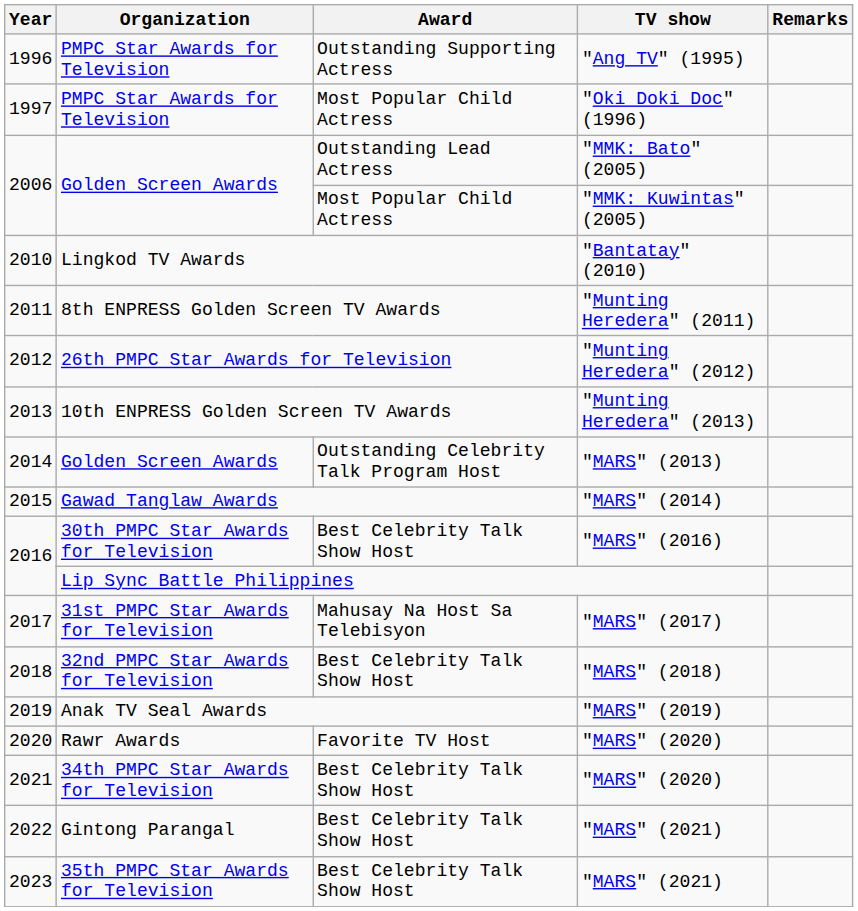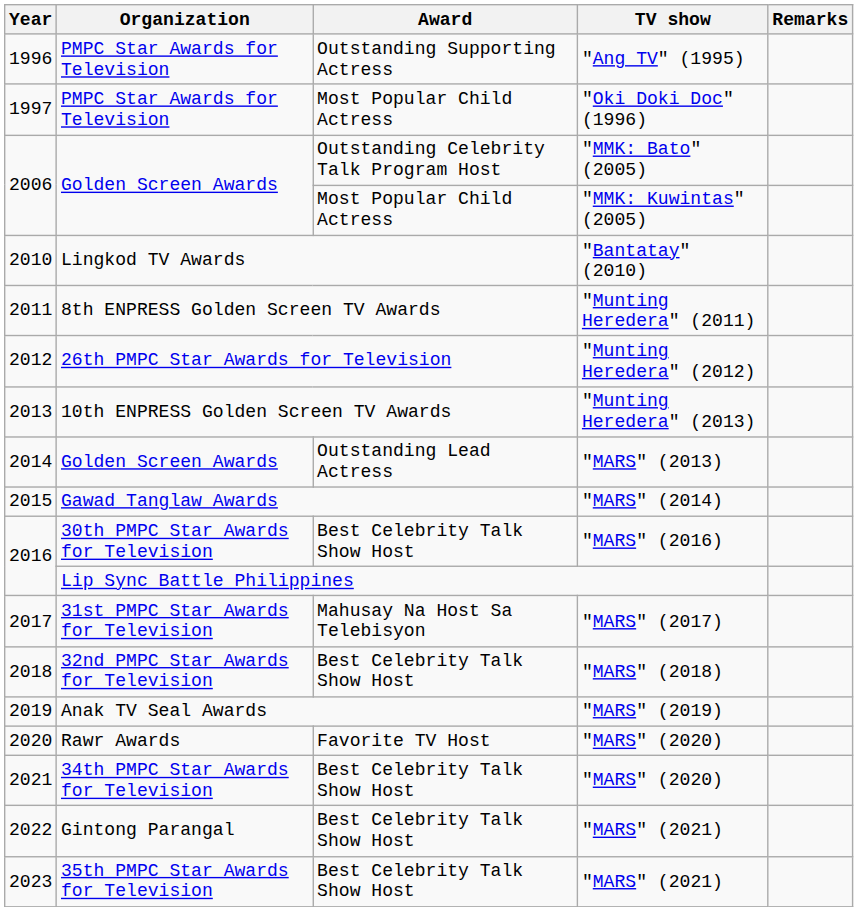(404, 160) Outstanding Lead Actress -> (431, 160) Outstanding Celebrity Talk Program Host
(431, 462) Outstanding Celebrity Talk Program Host -> (404, 462) Outstanding Lead Actress
